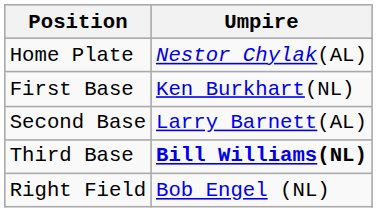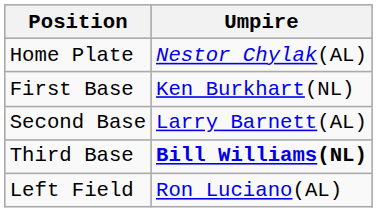+ row: (72, 190)
- row: (78, 190)
